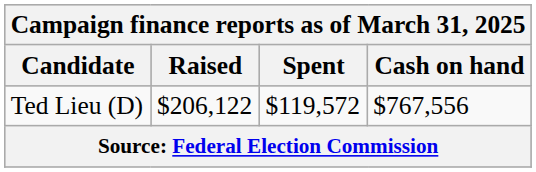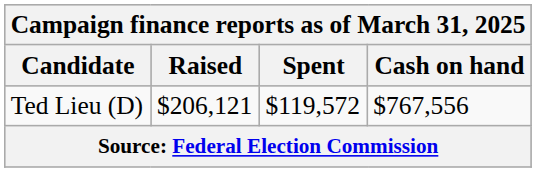(205, 105) $206,122 -> (205, 105) $206,121
